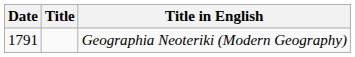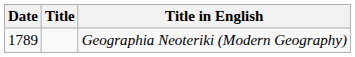(23, 40) 1791 -> (23, 40) 1789
